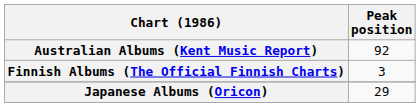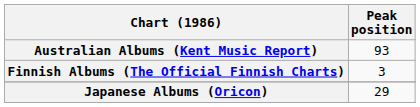(382, 50) 92 -> (382, 50) 93
